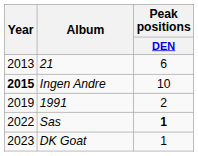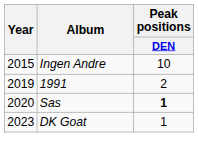- row: (47, 64)
(21, 83) bold -> (21, 64) normal
(21, 122) 2022 -> (21, 102) 2020
